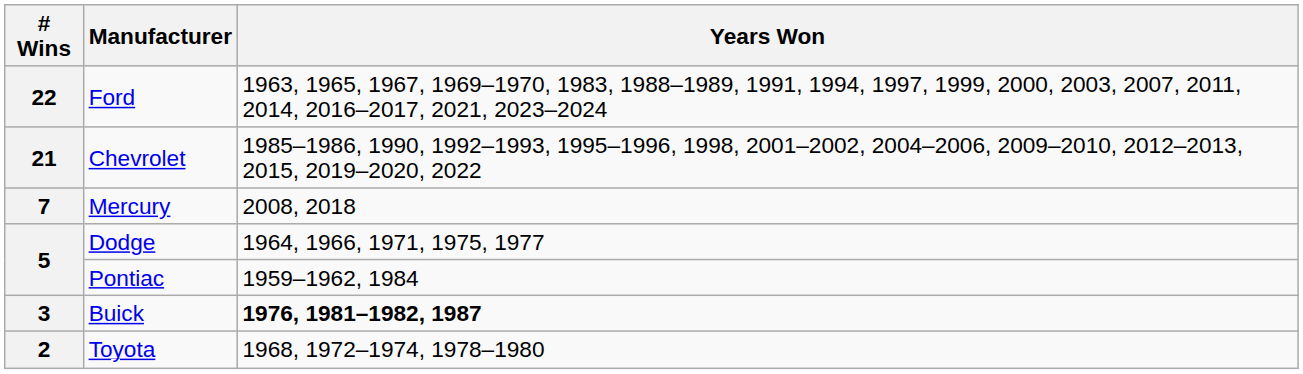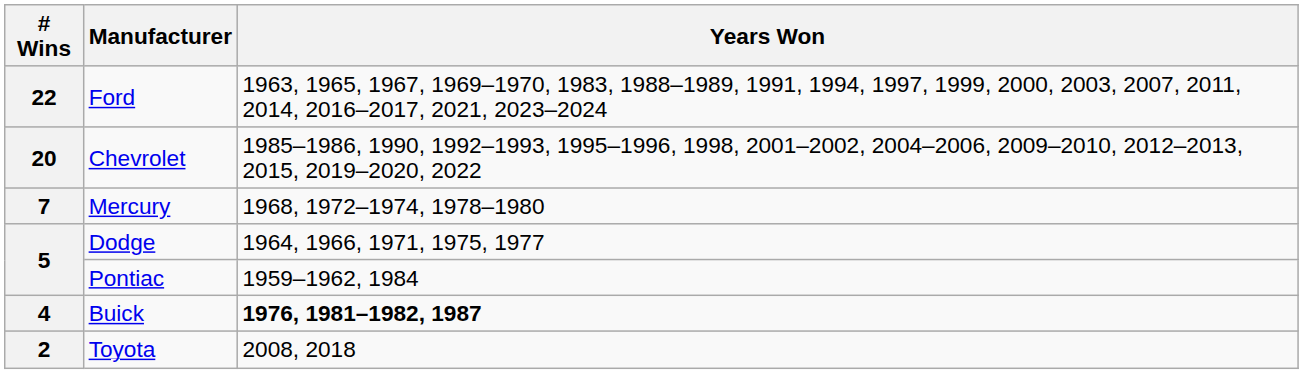(44, 158) 21 -> (44, 158) 20
(299, 206) 2008, 2018 -> (394, 206) 1968, 1972–1974, 1978–1980
(44, 314) 3 -> (44, 314) 4
(394, 350) 1968, 1972–1974, 1978–1980 -> (299, 350) 2008, 2018
